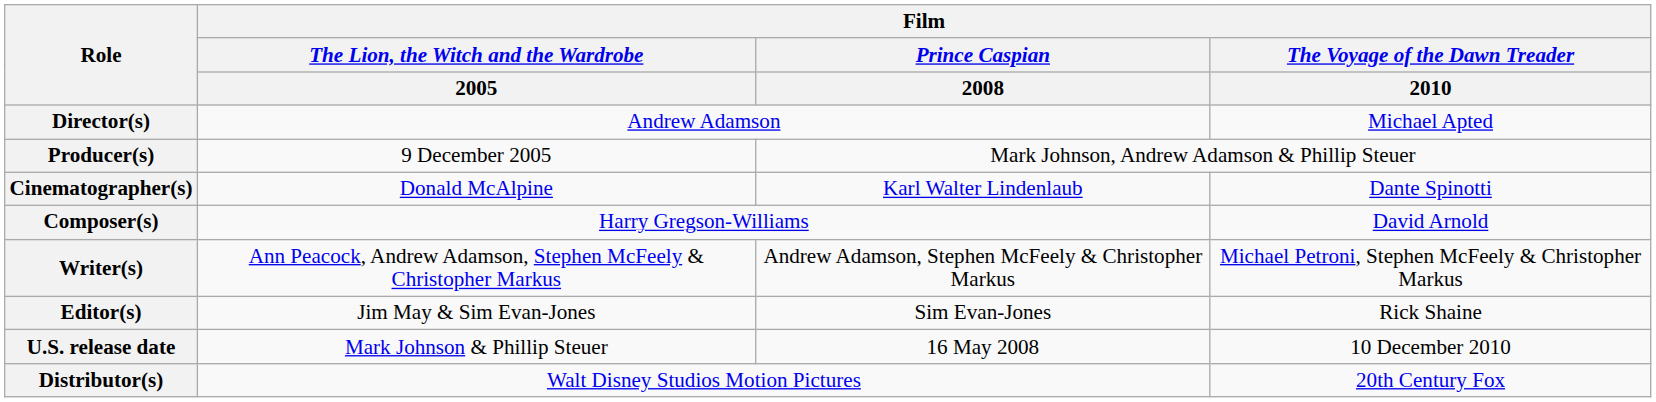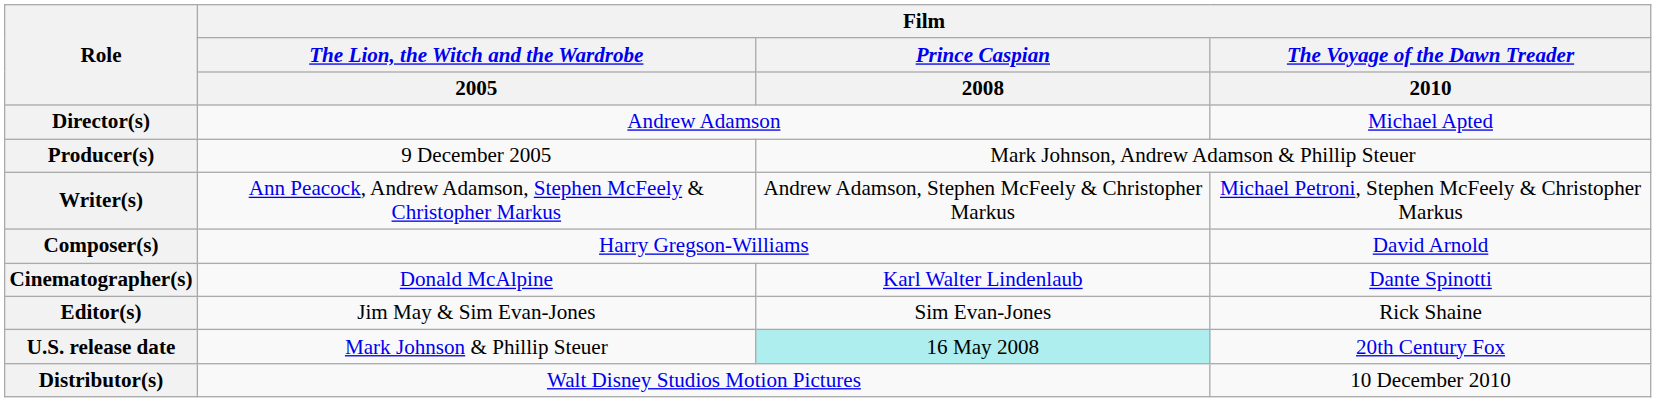rows swapped: (101, 267) <-> (101, 188)
(983, 346) no background -> (983, 346) paleturquoise background
(1431, 346) 10 December 2010 -> (1431, 346) 20th Century Fox
(1431, 379) 20th Century Fox -> (1431, 379) 10 December 2010
